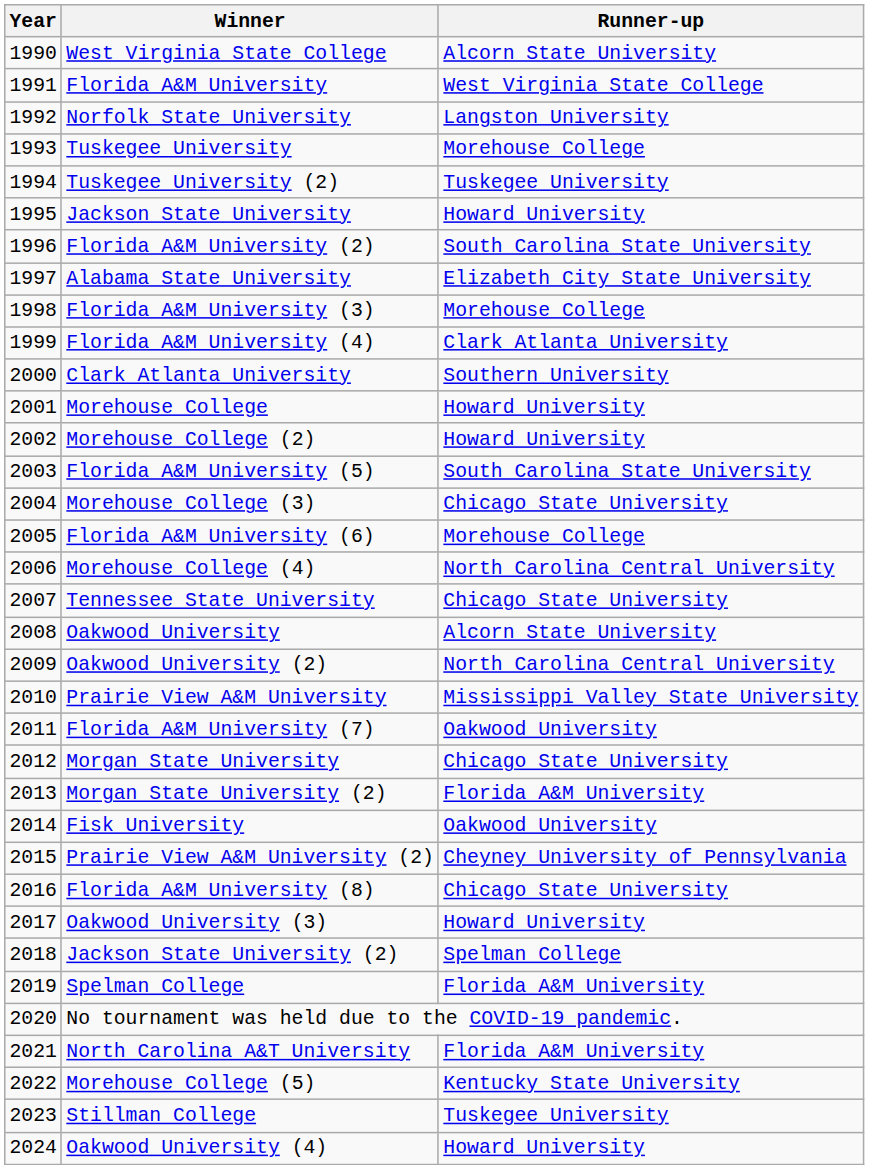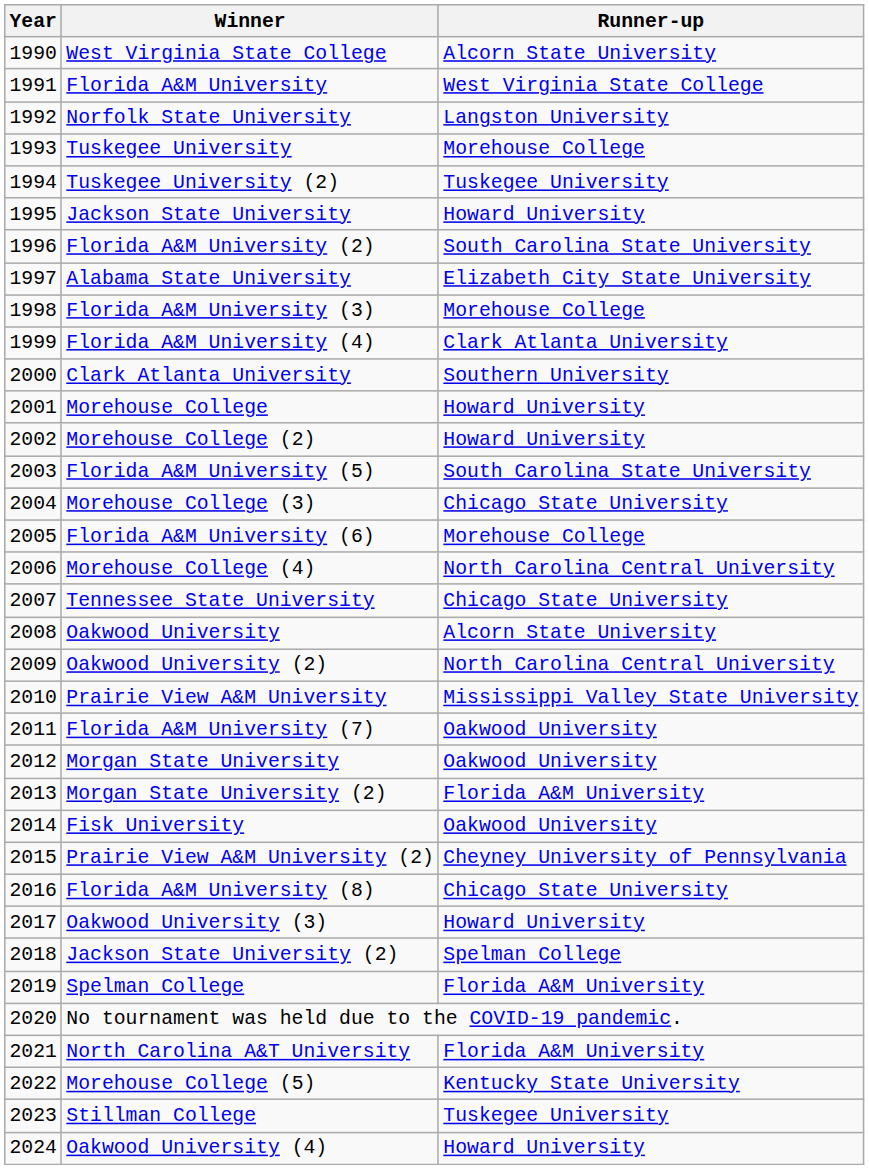(586, 762) Chicago State University -> (550, 762) Oakwood University
